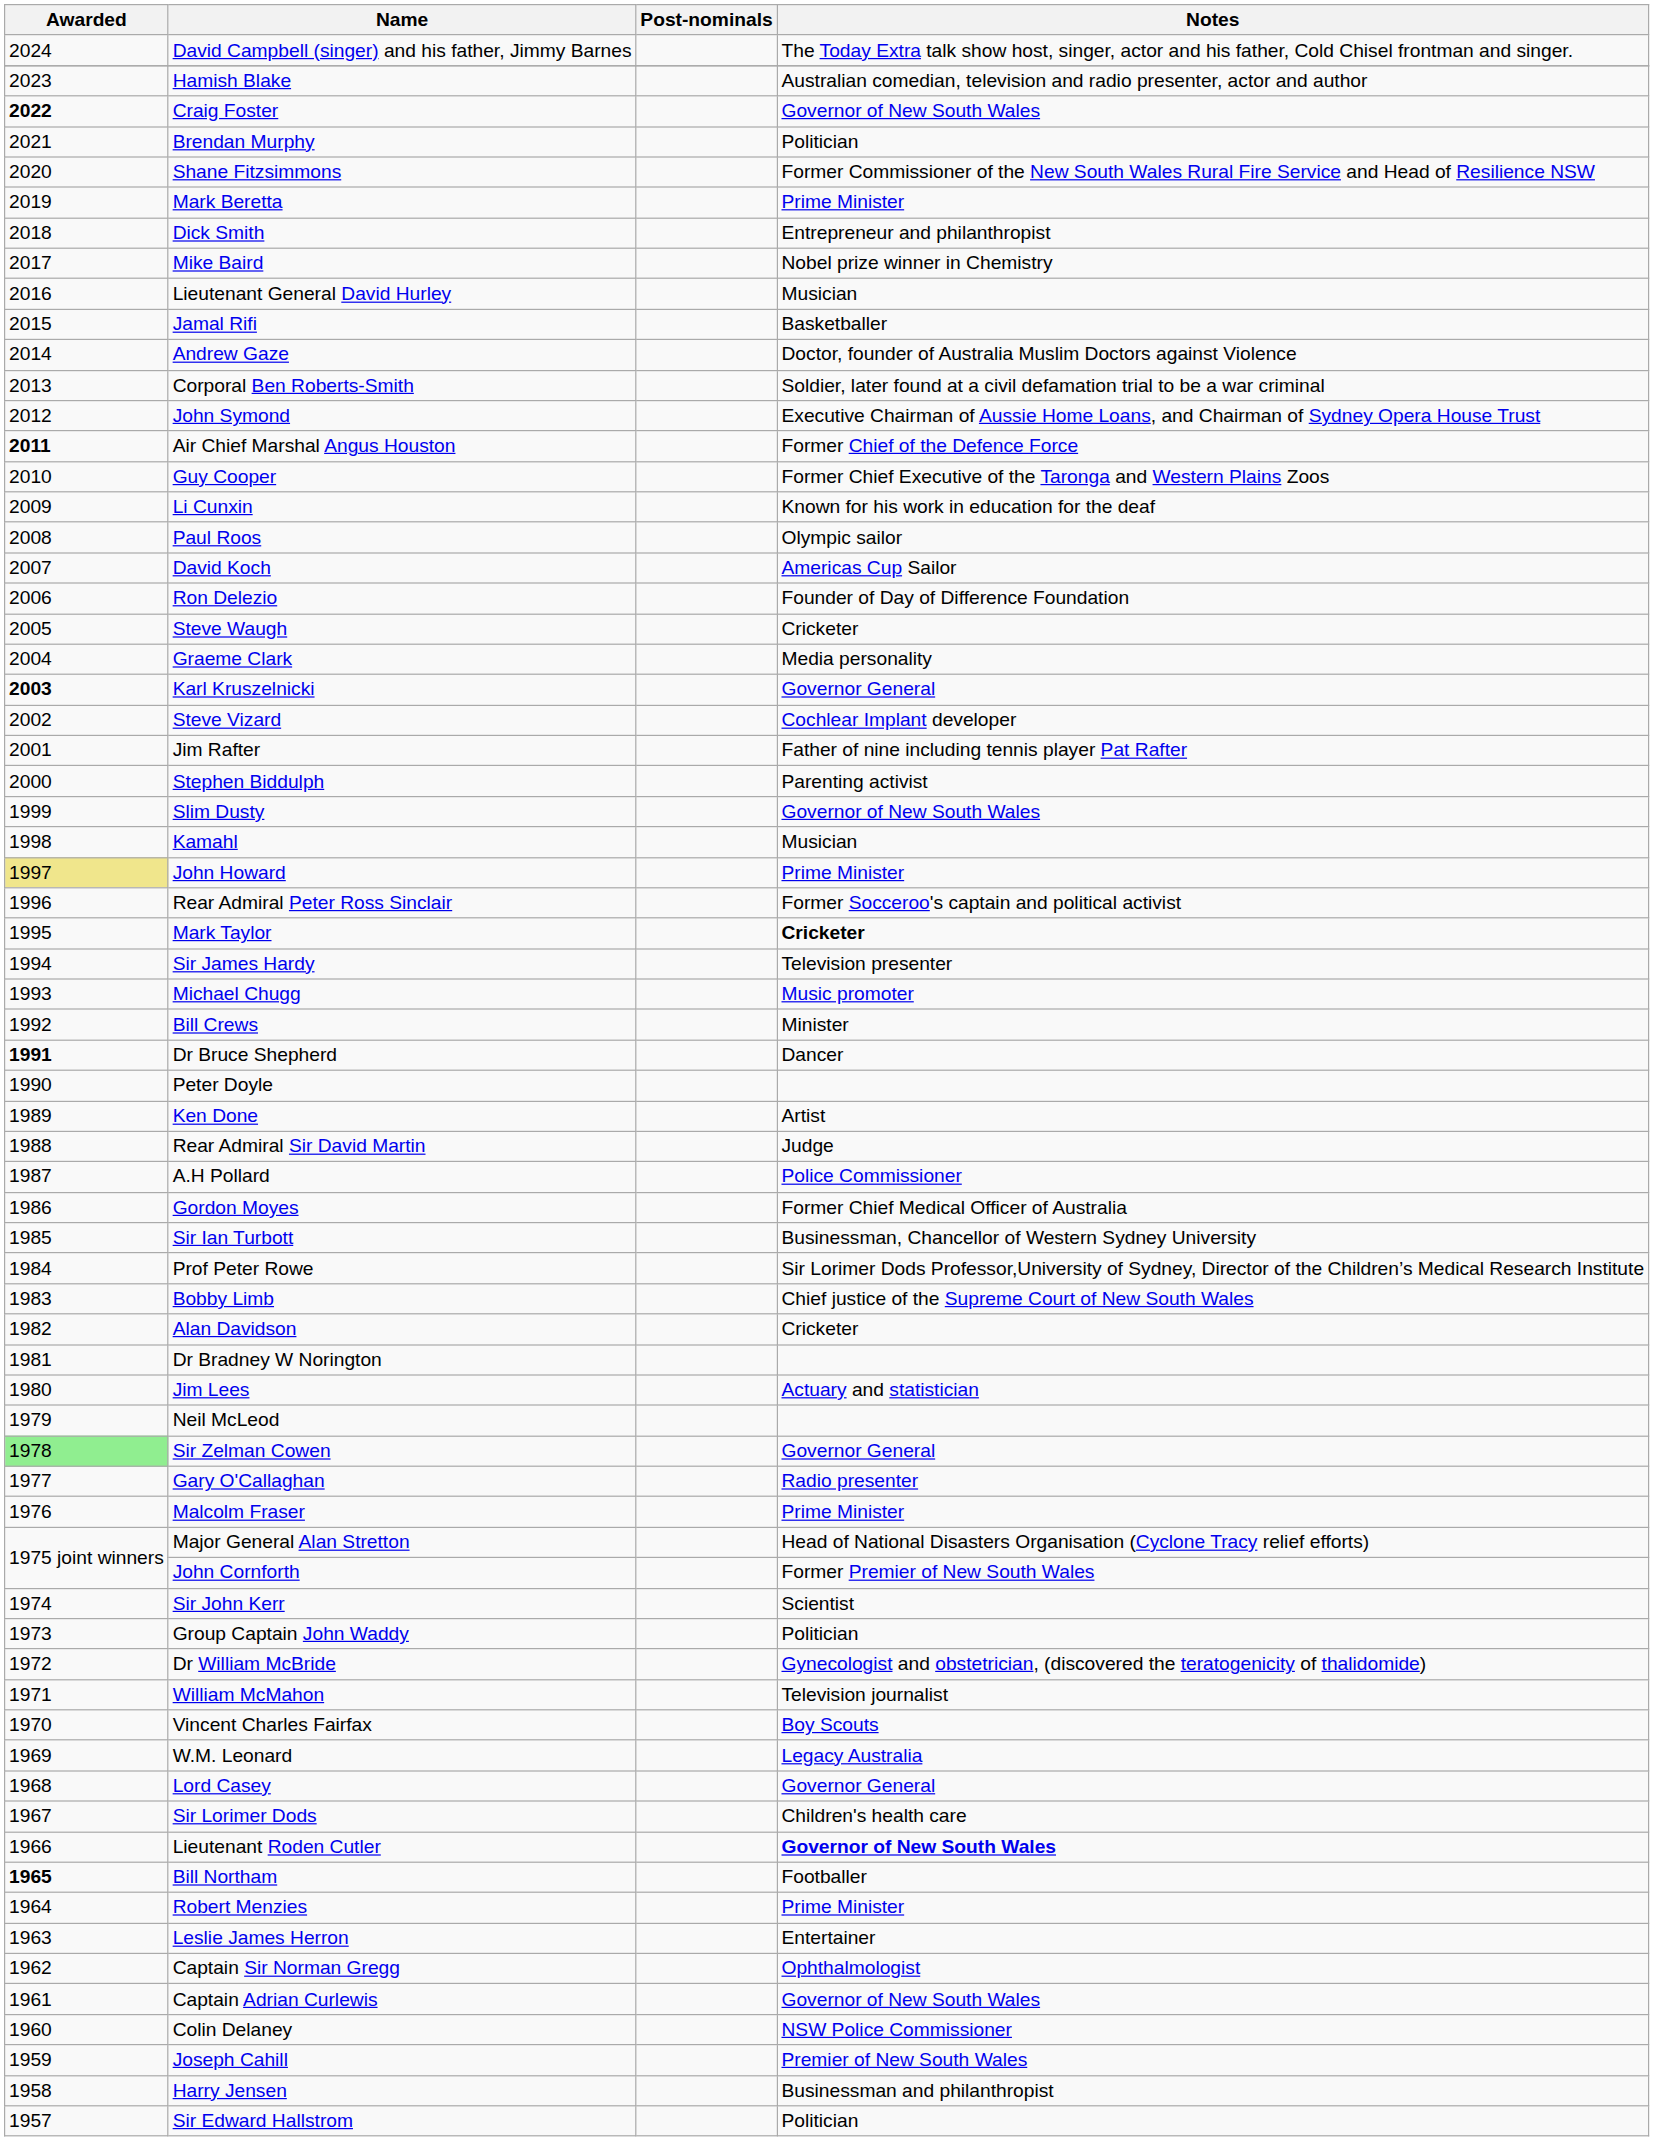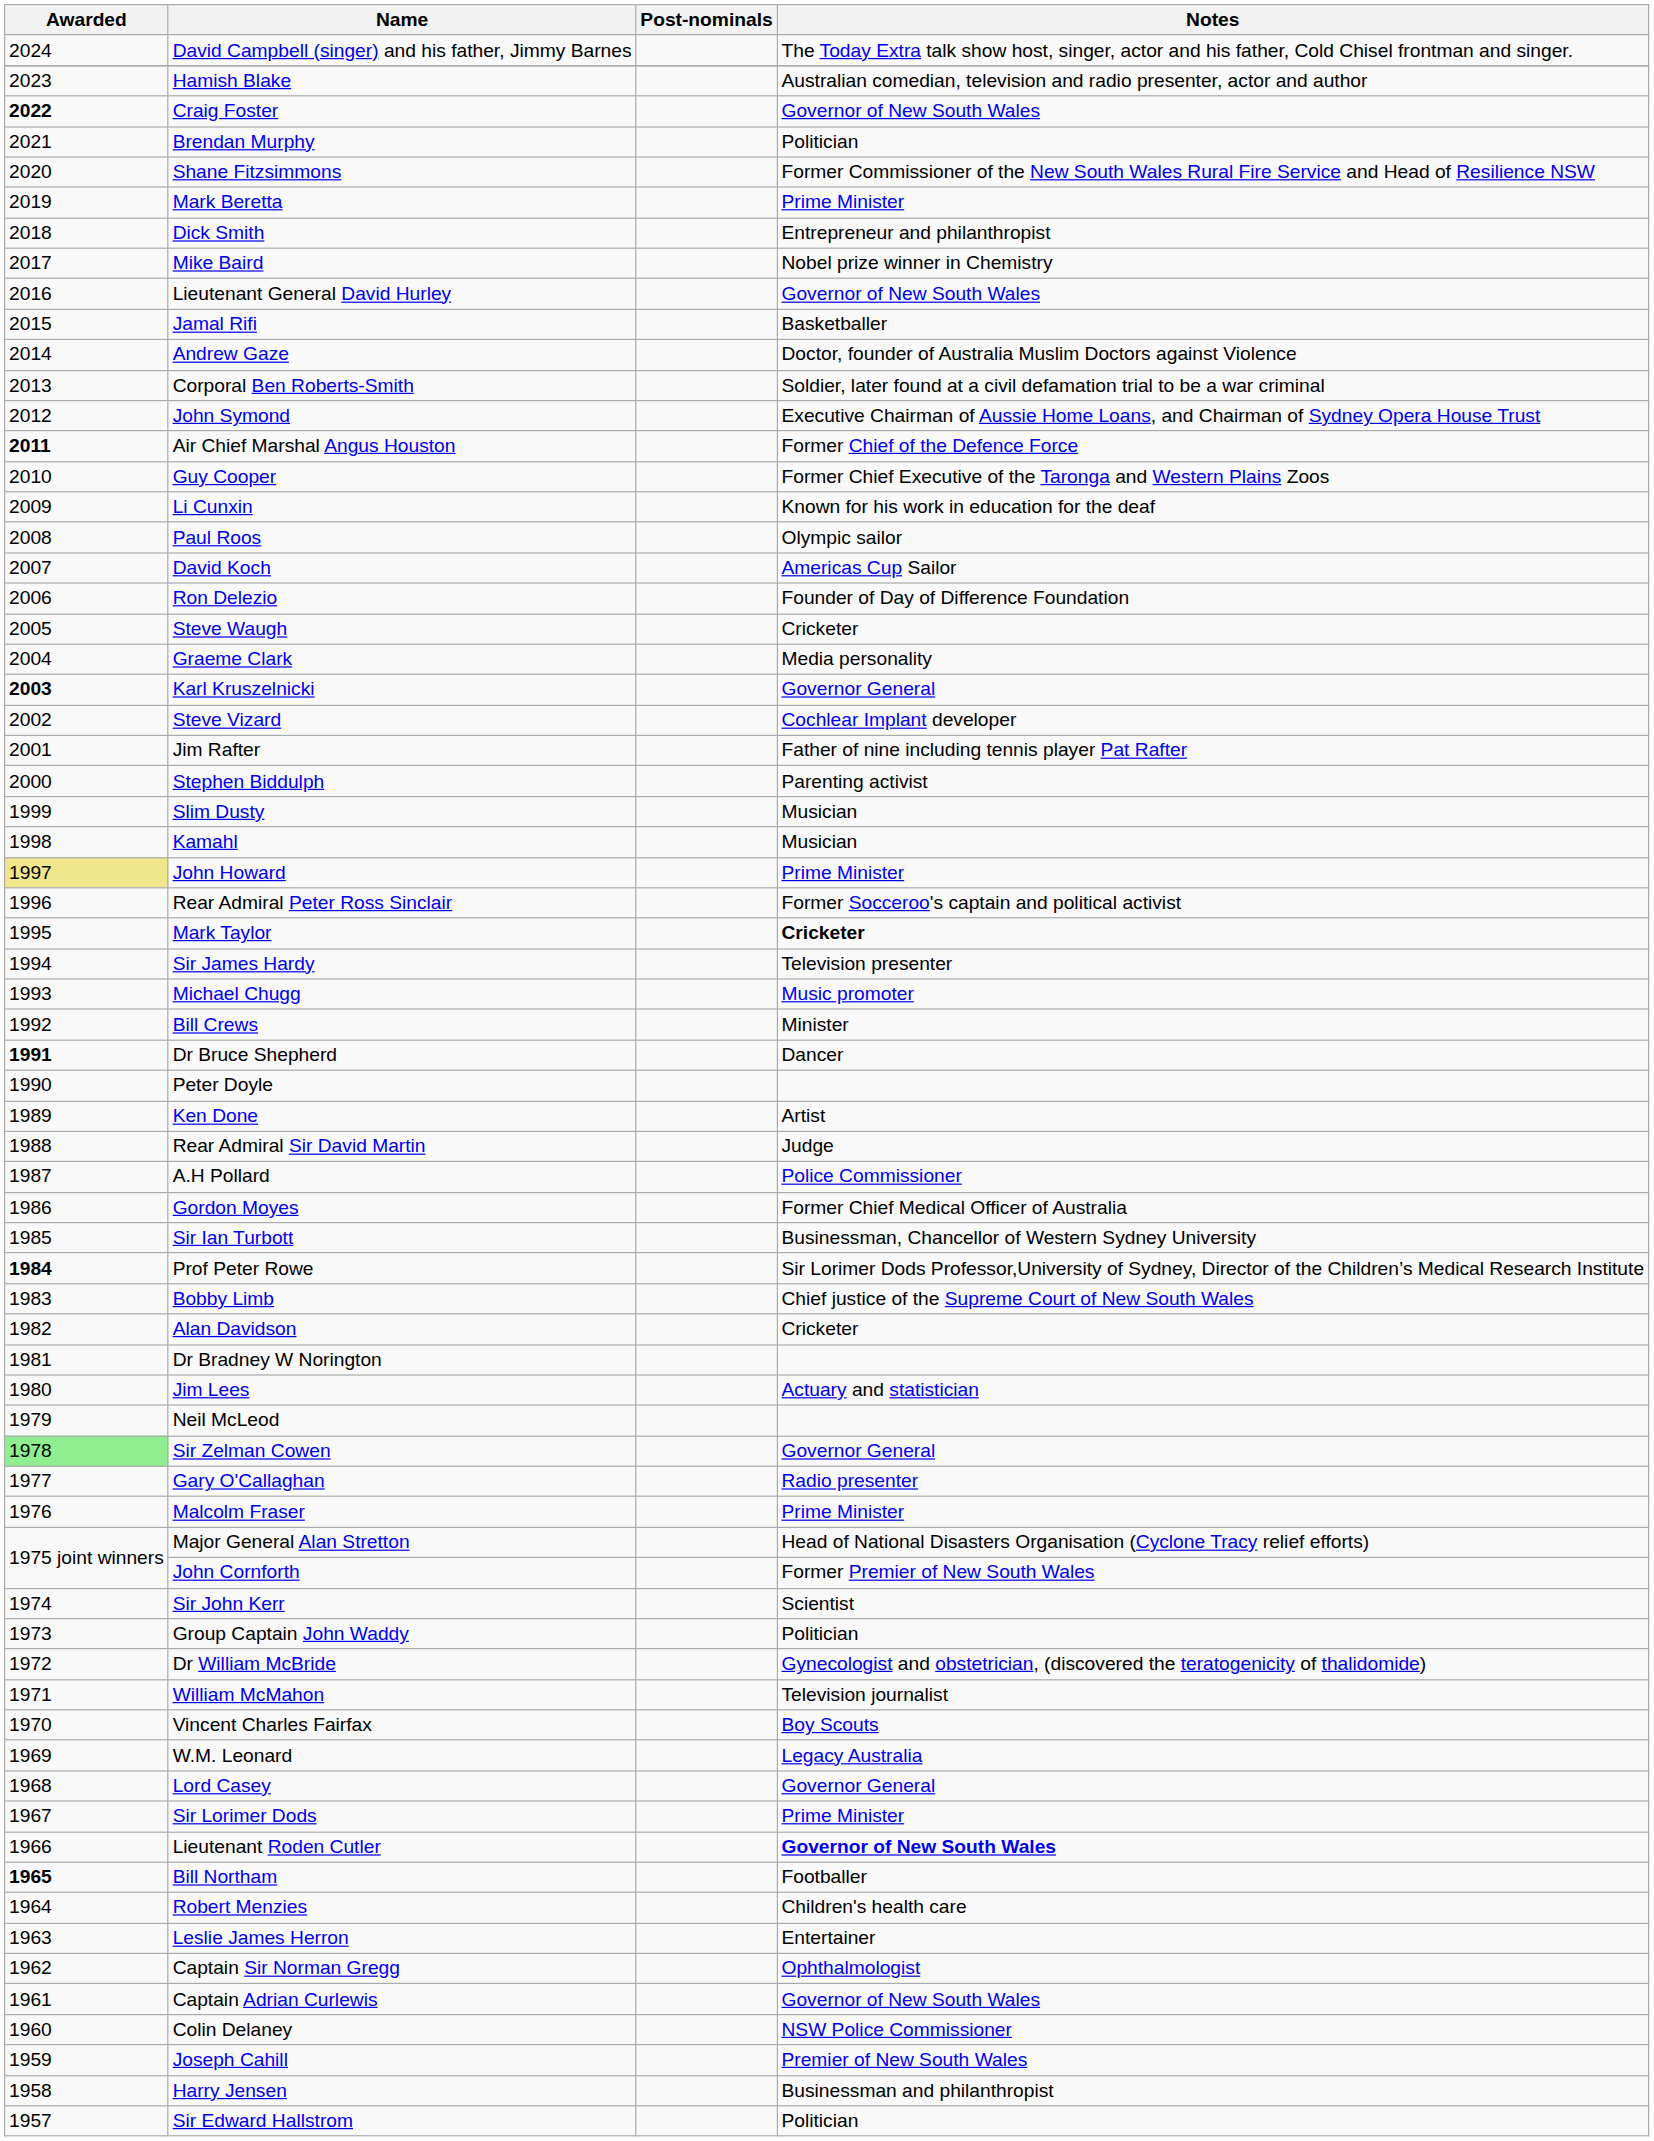(819, 293) Musician -> (911, 293) Governor of New South Wales
(911, 811) Governor of New South Wales -> (819, 811) Musician
(30, 1268) normal -> (30, 1268) bold
(874, 1816) Children's health care -> (843, 1816) Prime Minister
(843, 1907) Prime Minister -> (874, 1907) Children's health care
